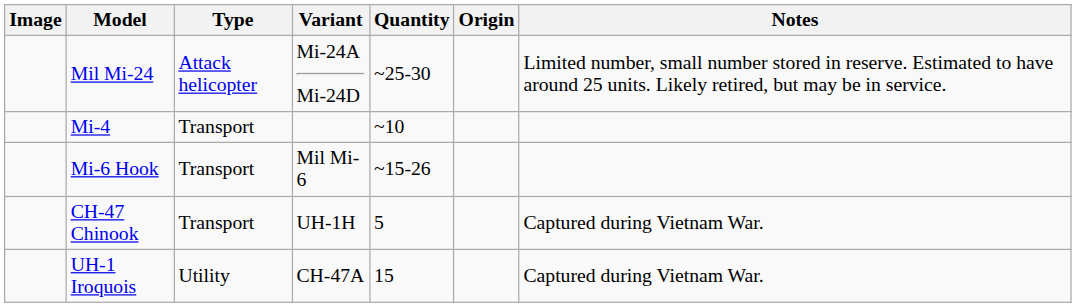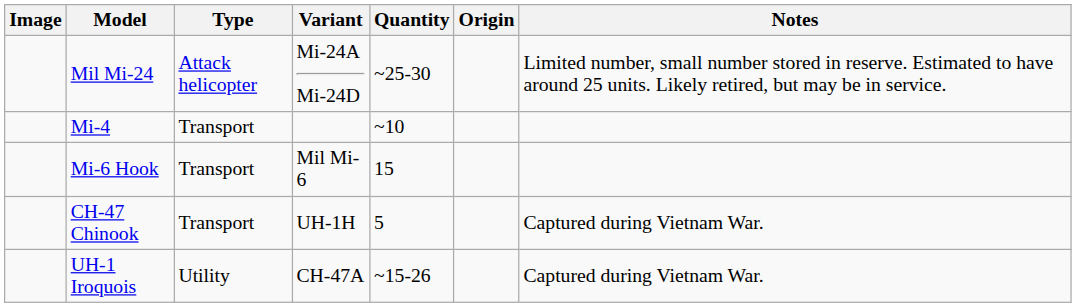(402, 169) ~15-26 -> (384, 169) 15
(384, 275) 15 -> (402, 275) ~15-26
